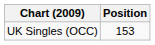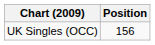(125, 31) 153 -> (125, 31) 156
